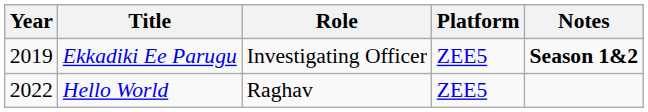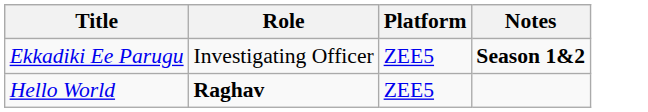- column: (31, 21)
(280, 90) normal -> (229, 90) bold
